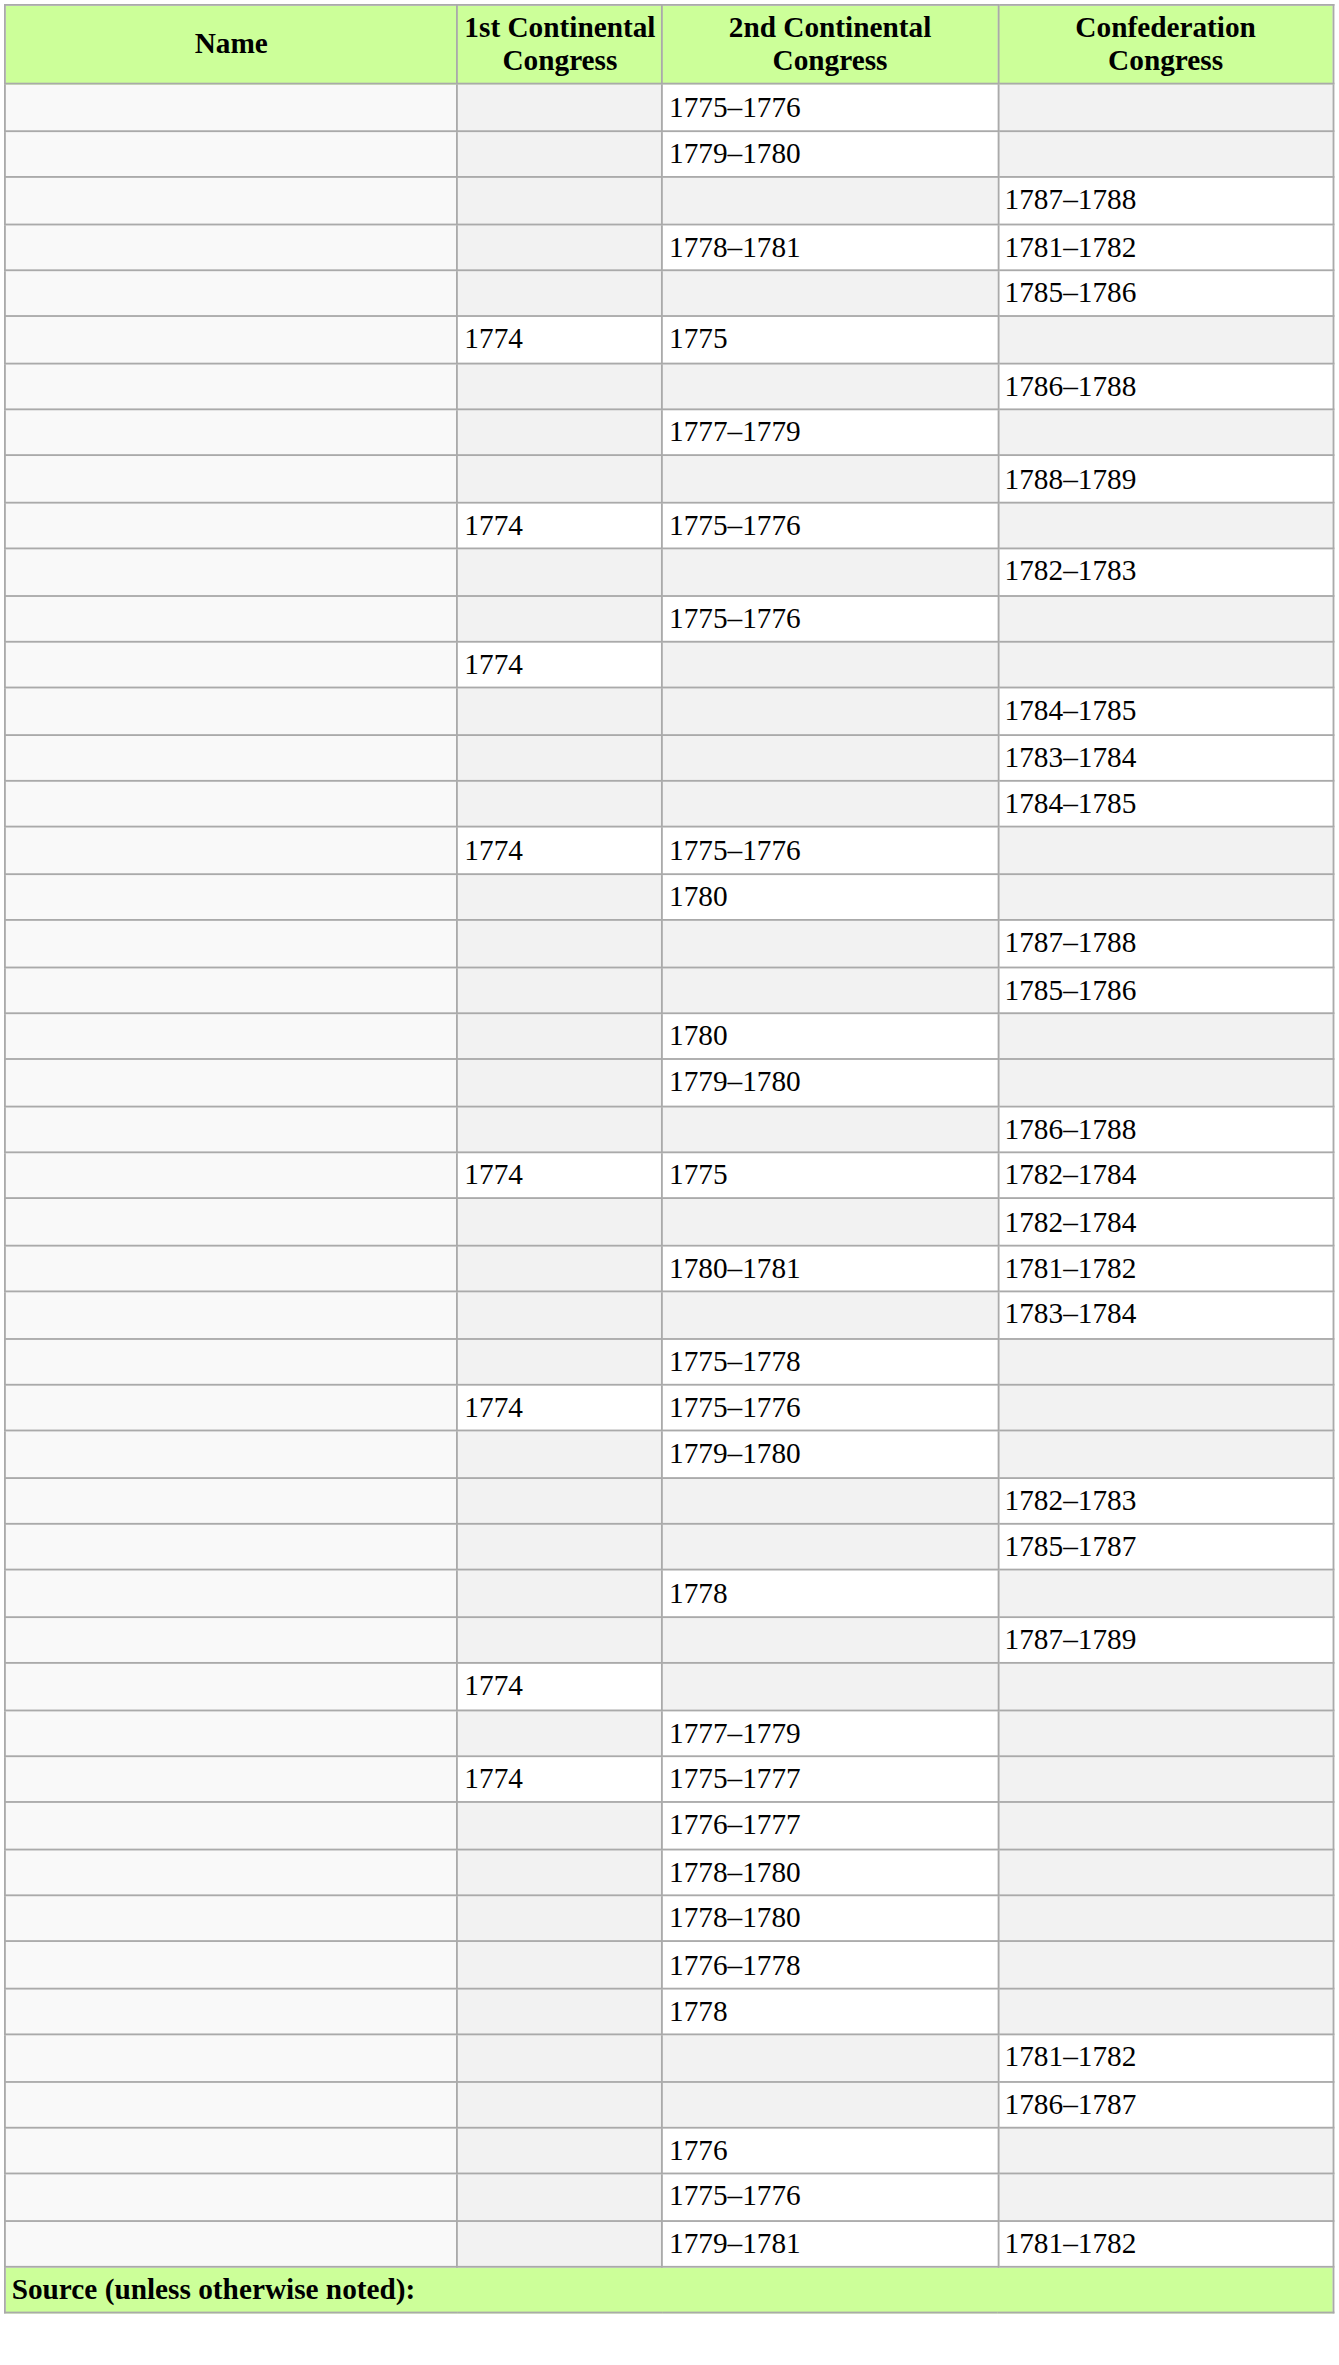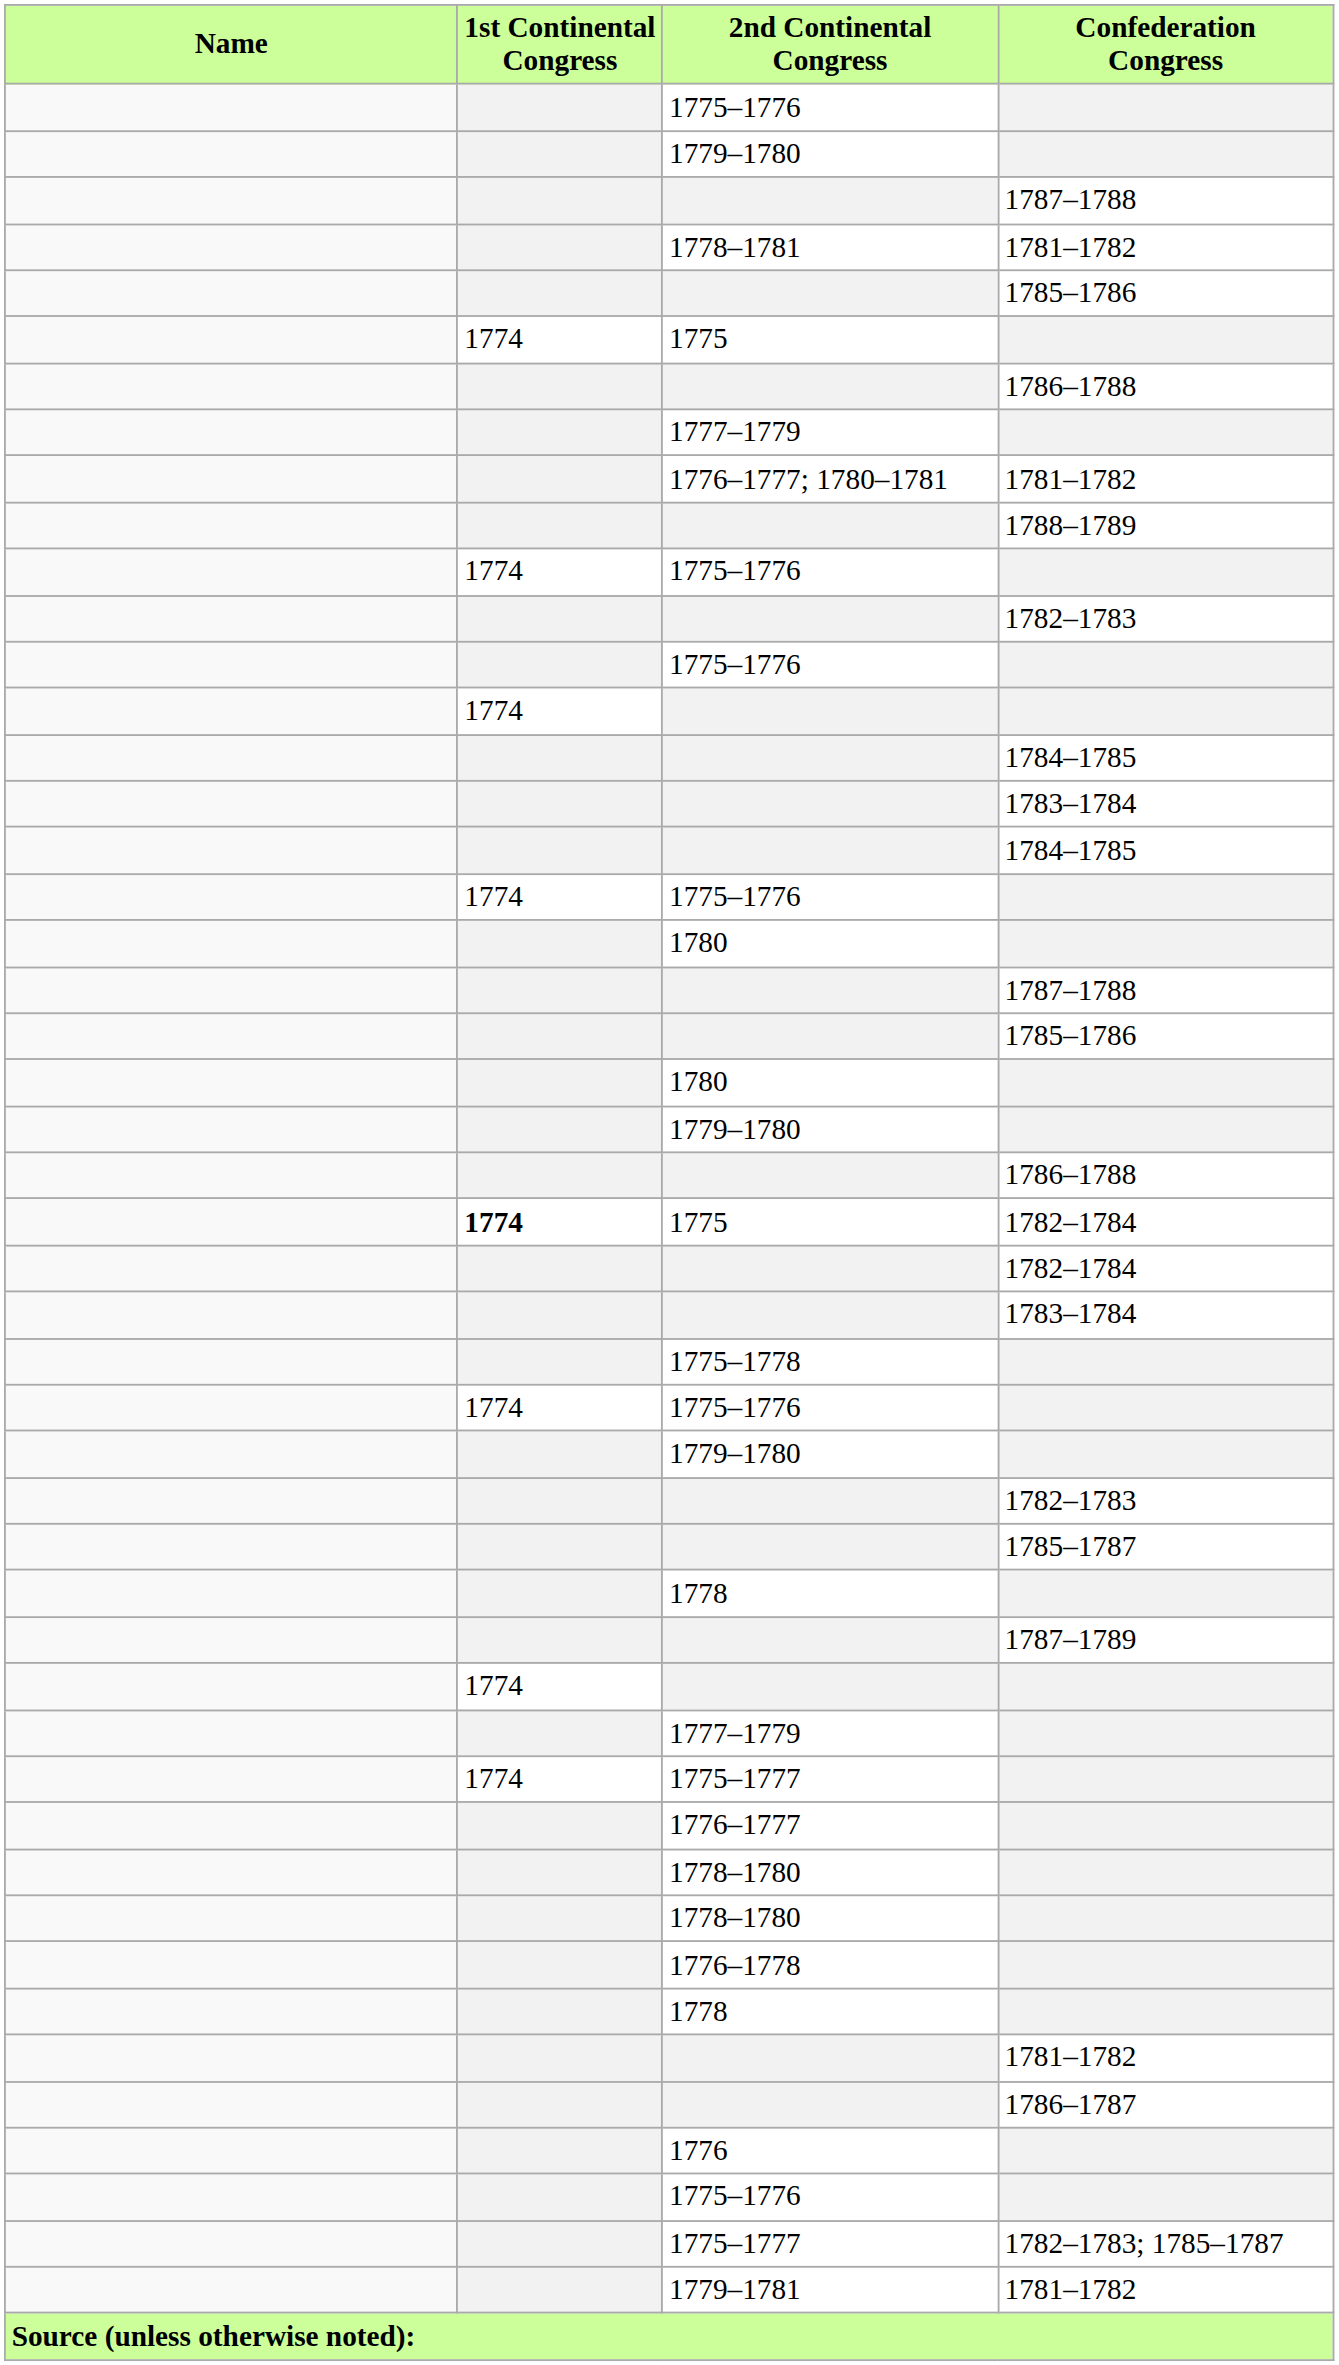+ row: (808, 478)
(494, 1175) normal -> (494, 1221) bold
- row: (735, 1268)
+ row: (735, 2243)
